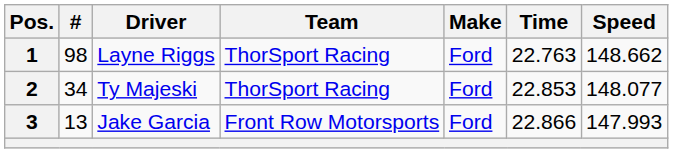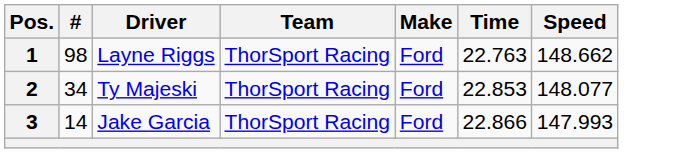(76, 122) 13 -> (76, 122) 14
(332, 122) Front Row Motorsports -> (307, 122) ThorSport Racing
